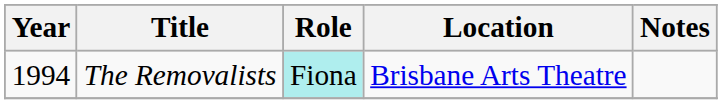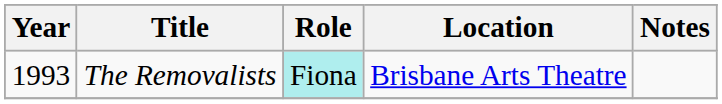(41, 74) 1994 -> (41, 74) 1993
